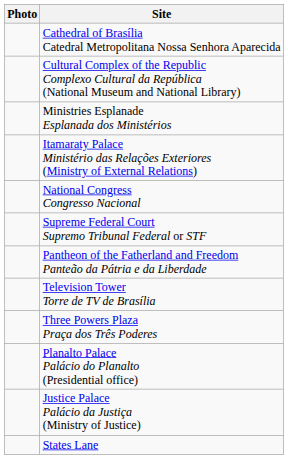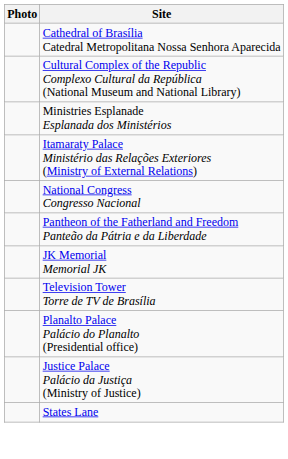- row: (124, 229)
+ row: (74, 261)
- row: (100, 327)
